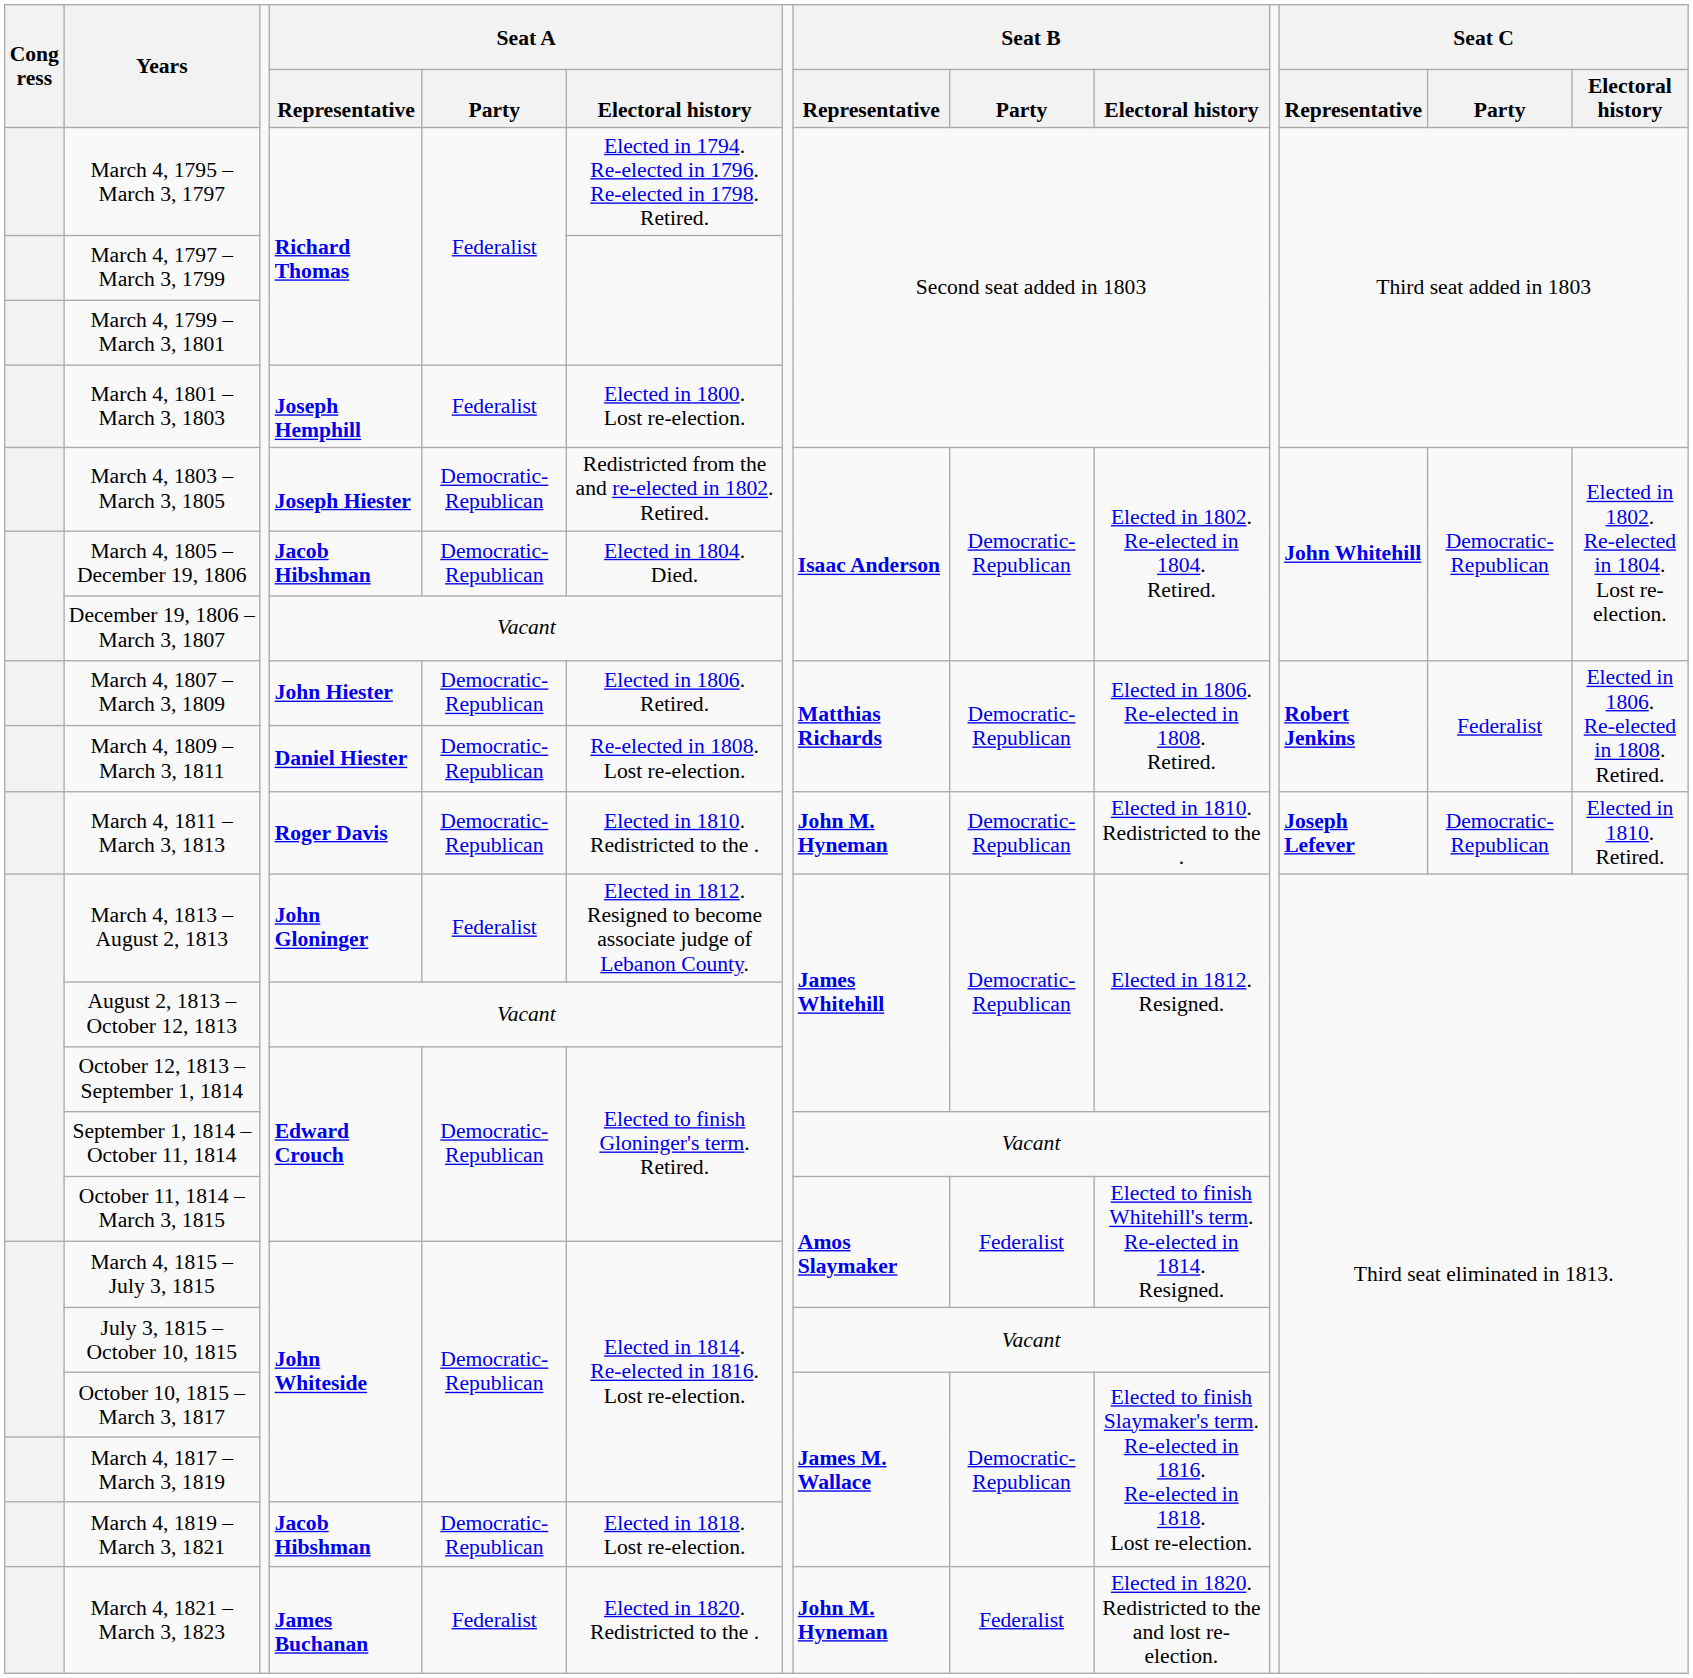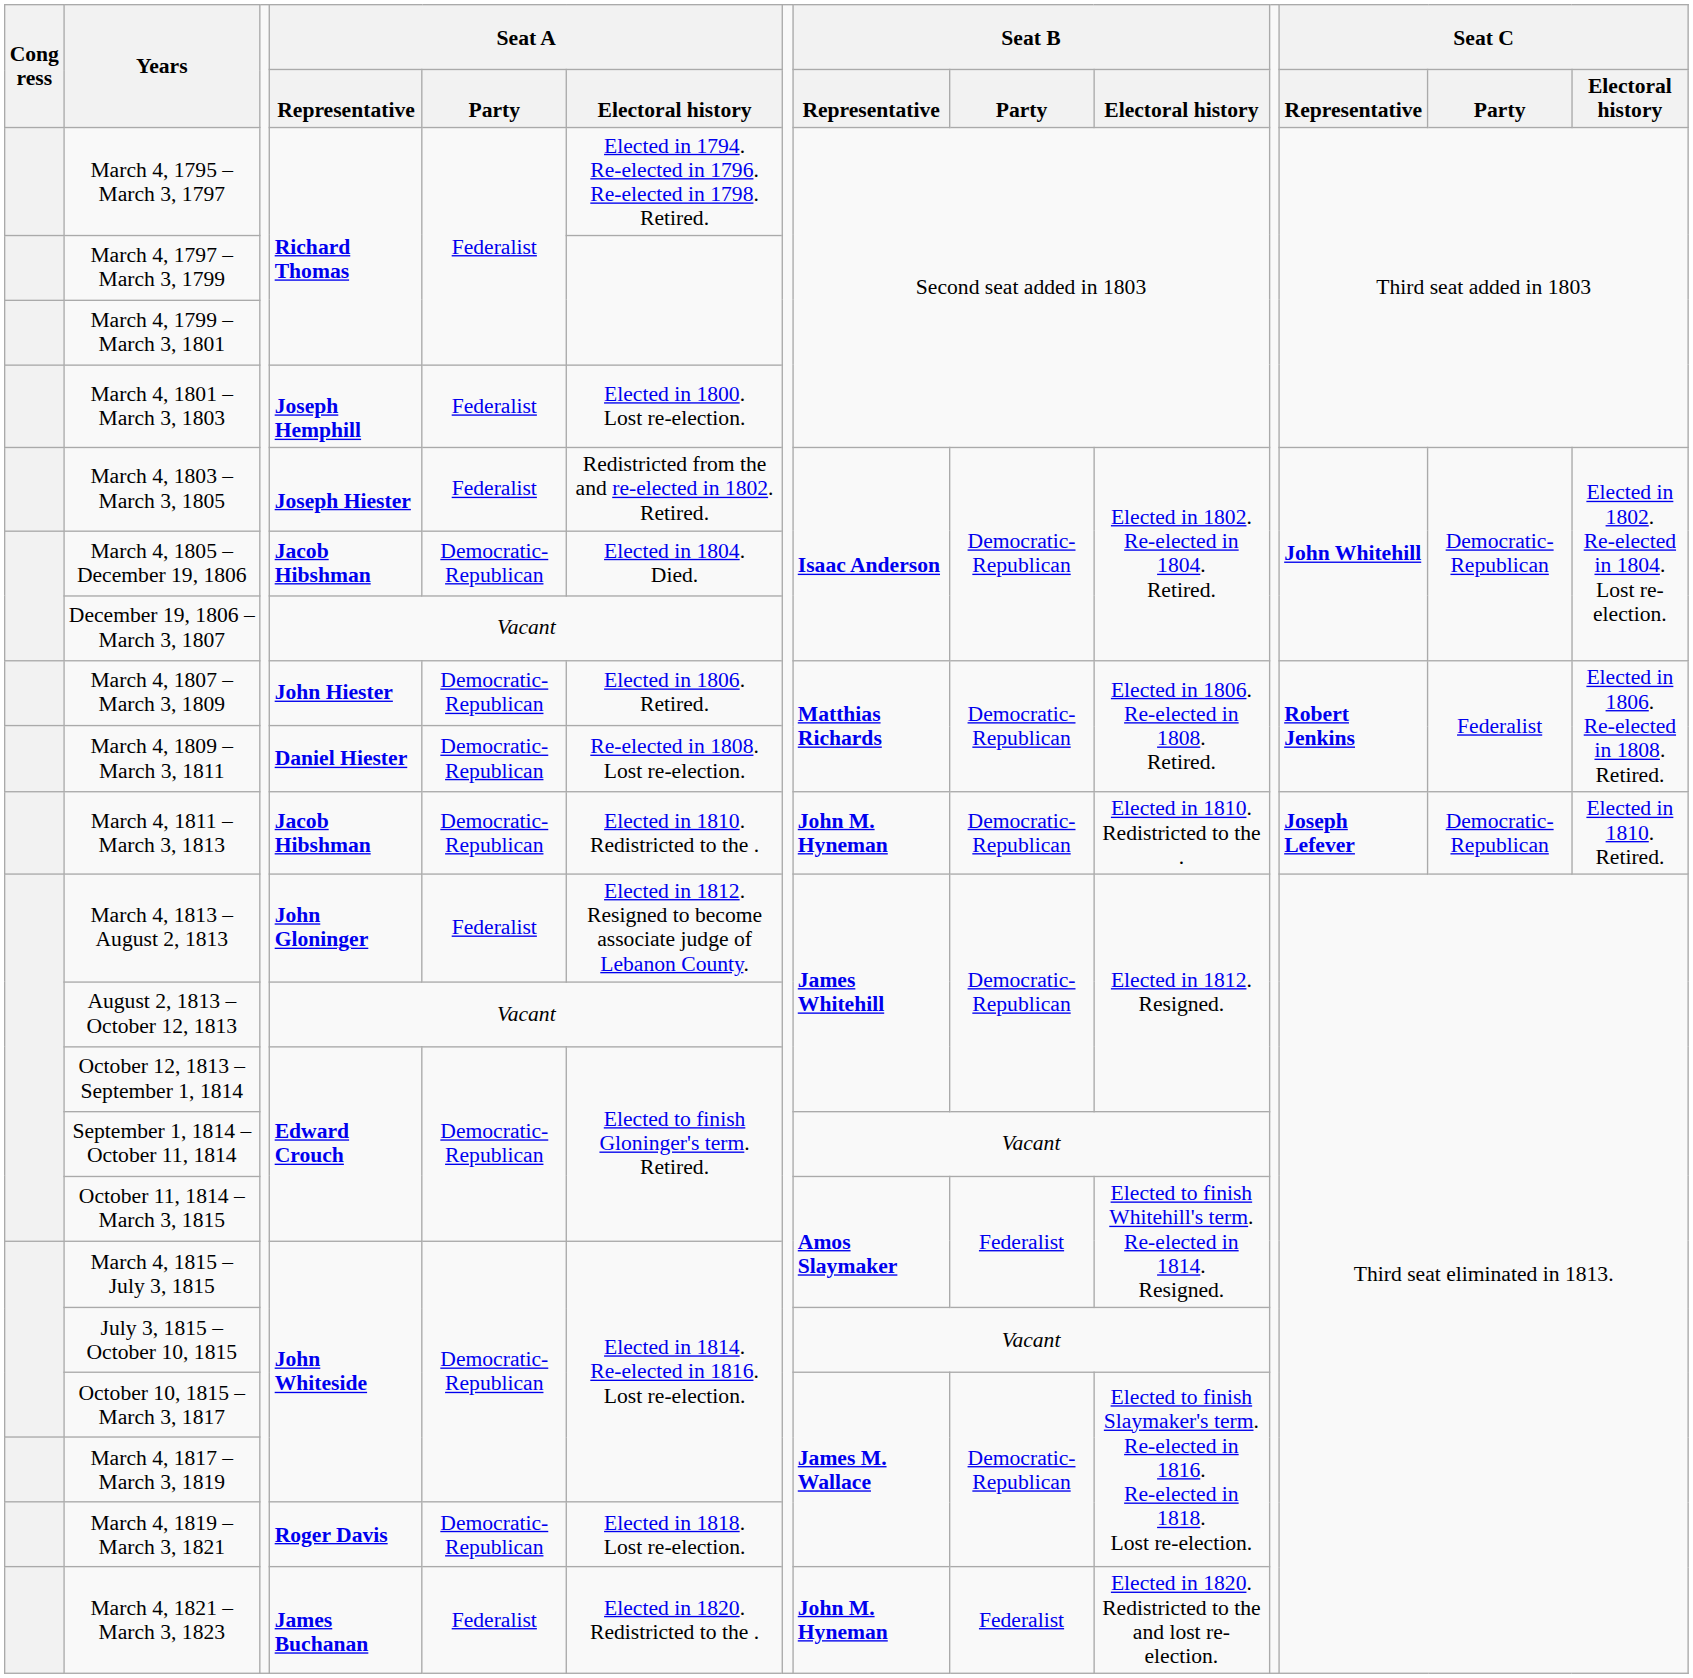(494, 488) Democratic-Republican -> (494, 488) Federalist
(331, 832) Roger Davis -> (323, 832) Jacob Hibshman
(323, 1534) Jacob Hibshman -> (331, 1534) Roger Davis
